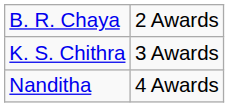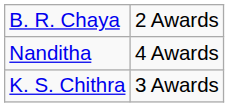rows swapped: (67, 53) <-> (50, 85)
